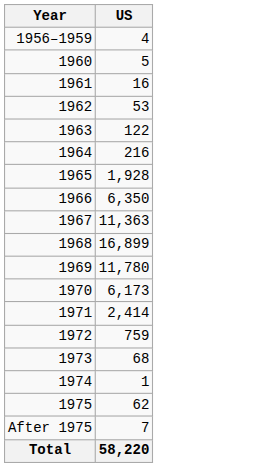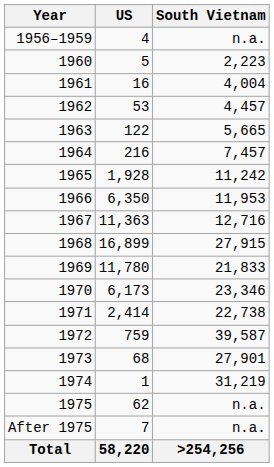+ column: (211, 16)
